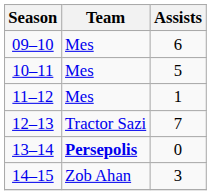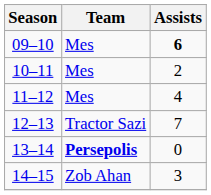(178, 44) normal -> (178, 44) bold
(178, 70) 5 -> (178, 70) 2
(178, 96) 1 -> (178, 96) 4
